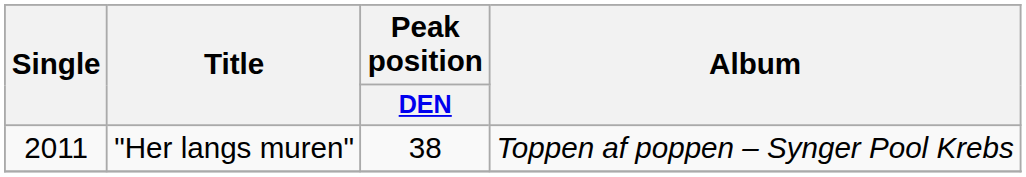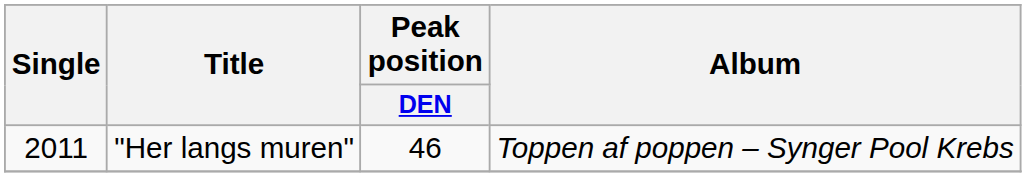(425, 147) 38 -> (425, 147) 46
